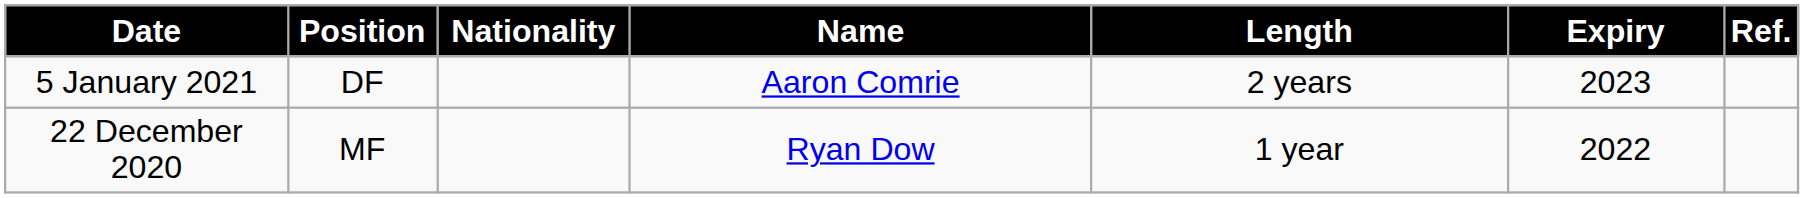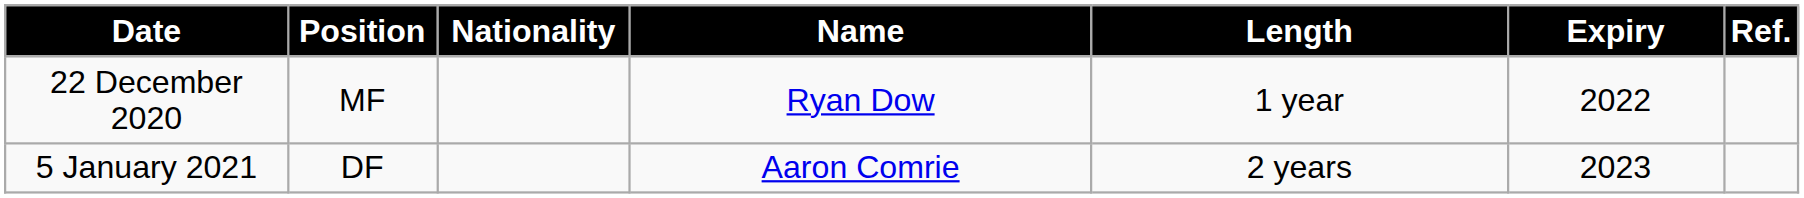rows swapped: (146, 150) <-> (146, 82)
